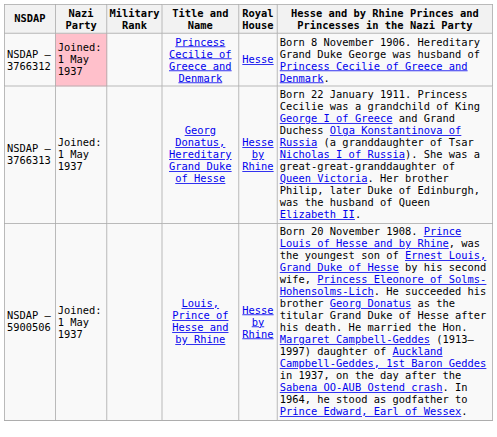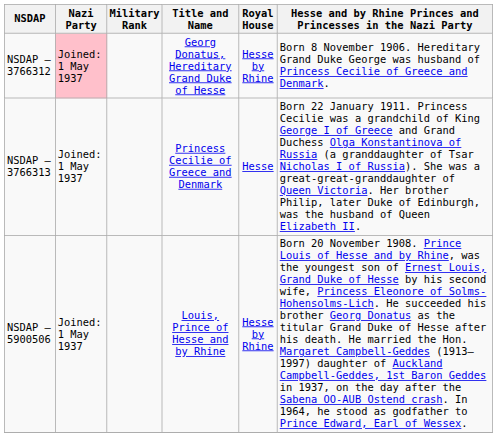(200, 60) Princess Cecilie of Greece and Denmark -> (200, 66) Georg Donatus, Hereditary Grand Duke of Hesse
(258, 60) Hesse -> (258, 66) Hesse by Rhine
(200, 155) Georg Donatus, Hereditary Grand Duke of Hesse -> (200, 167) Princess Cecilie of Greece and Denmark
(258, 155) Hesse by Rhine -> (258, 167) Hesse
